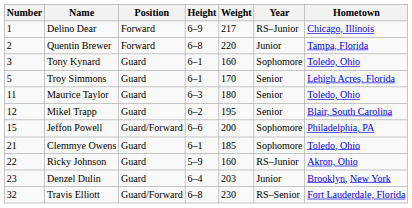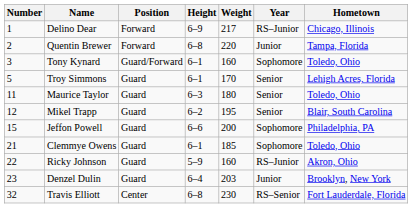(133, 62) Guard -> (152, 62) Guard/Forward
(152, 128) Guard/Forward -> (133, 128) Guard
(152, 194) Guard/Forward -> (134, 194) Center
